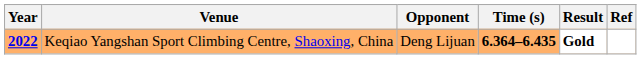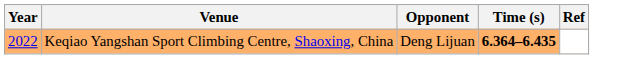- column: (583, 17)
(23, 41) bold -> (23, 41) normal
